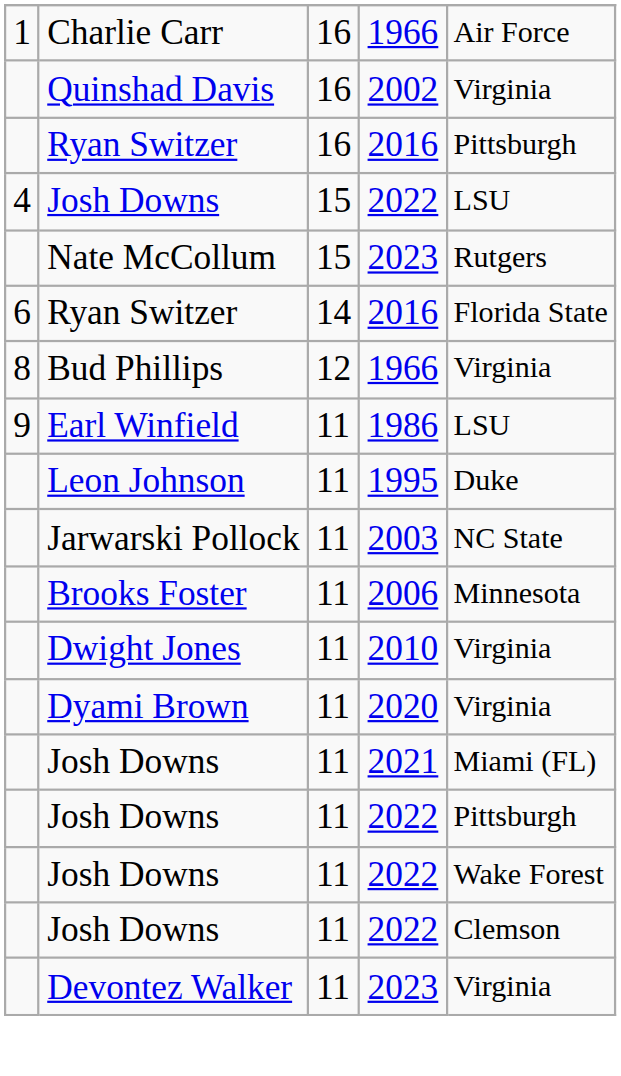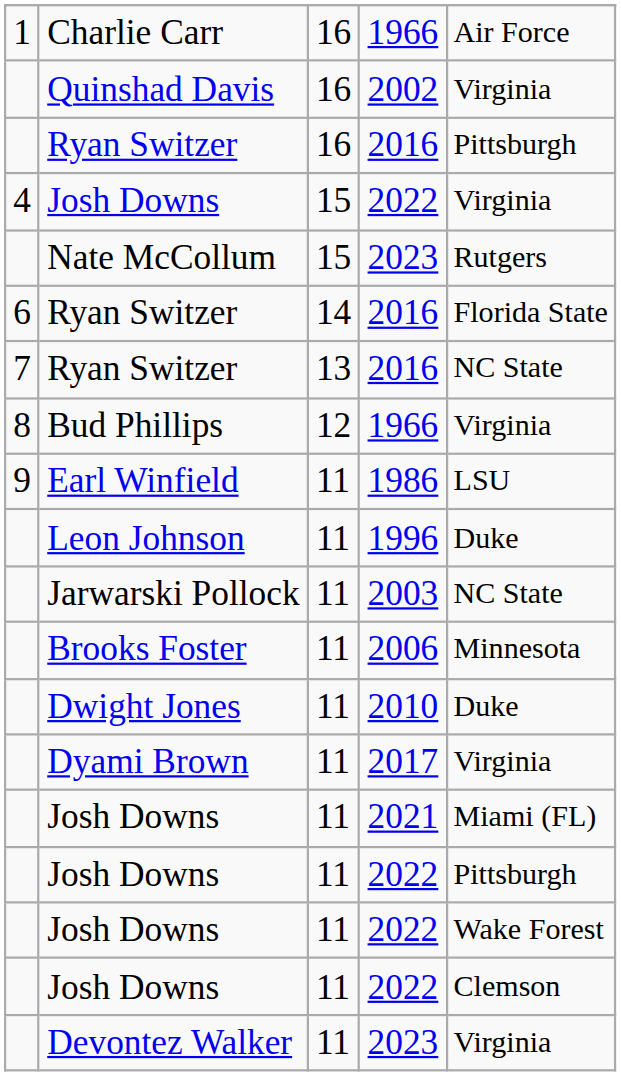(482, 200) LSU -> (502, 200) Virginia
+ row: (22, 369)
(403, 481) 1995 -> (403, 537) 1996
(502, 649) Virginia -> (486, 705) Duke
(403, 705) 2020 -> (403, 761) 2017
